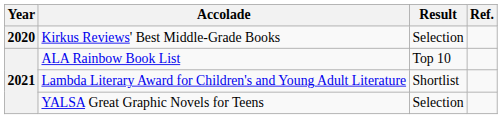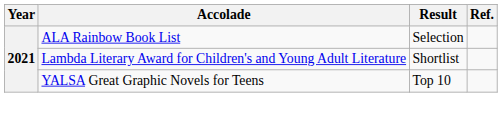- row: (161, 37)
(432, 59) Top 10 -> (438, 37) Selection
(438, 102) Selection -> (432, 80) Top 10
